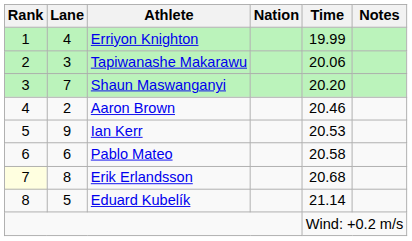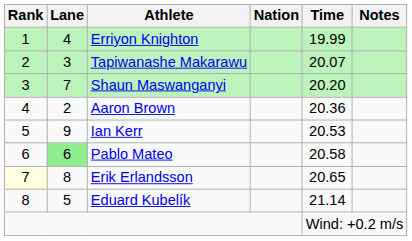(327, 62) 20.06 -> (327, 62) 20.07
(327, 108) 20.46 -> (327, 108) 20.36
(67, 154) no background -> (67, 154) lightgreen background
(327, 177) 20.68 -> (327, 177) 20.65
